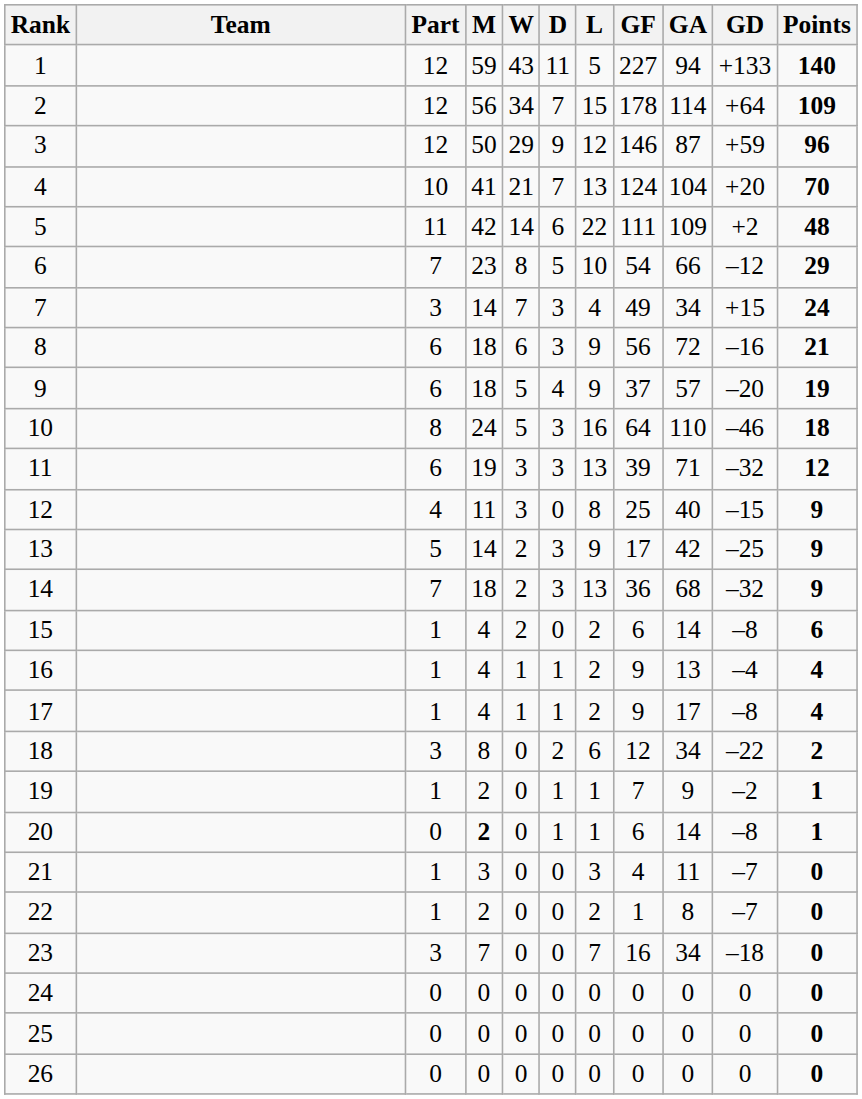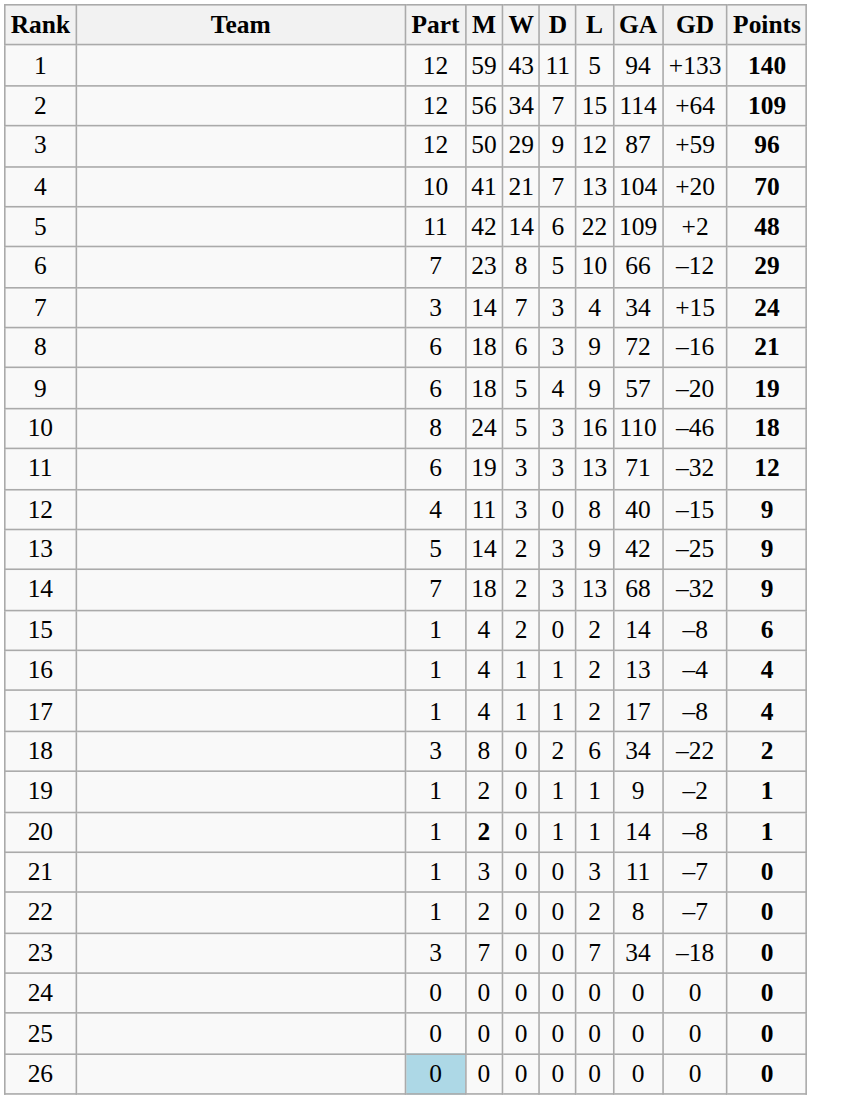- column: (638, 24)
(436, 831) 0 -> (436, 831) 1
(436, 1073) no background -> (436, 1073) lightblue background
